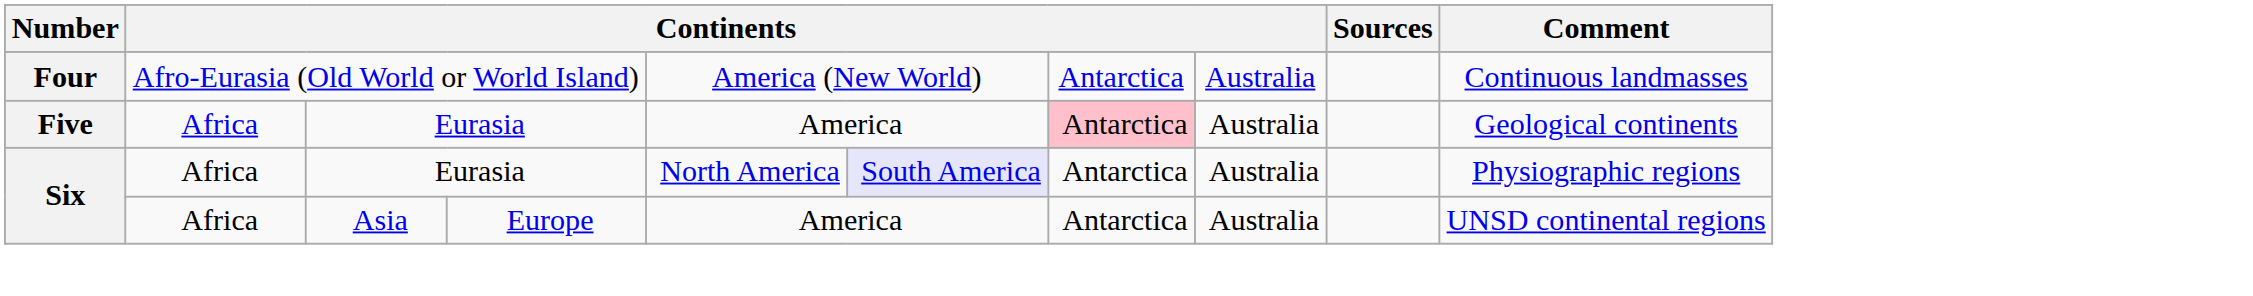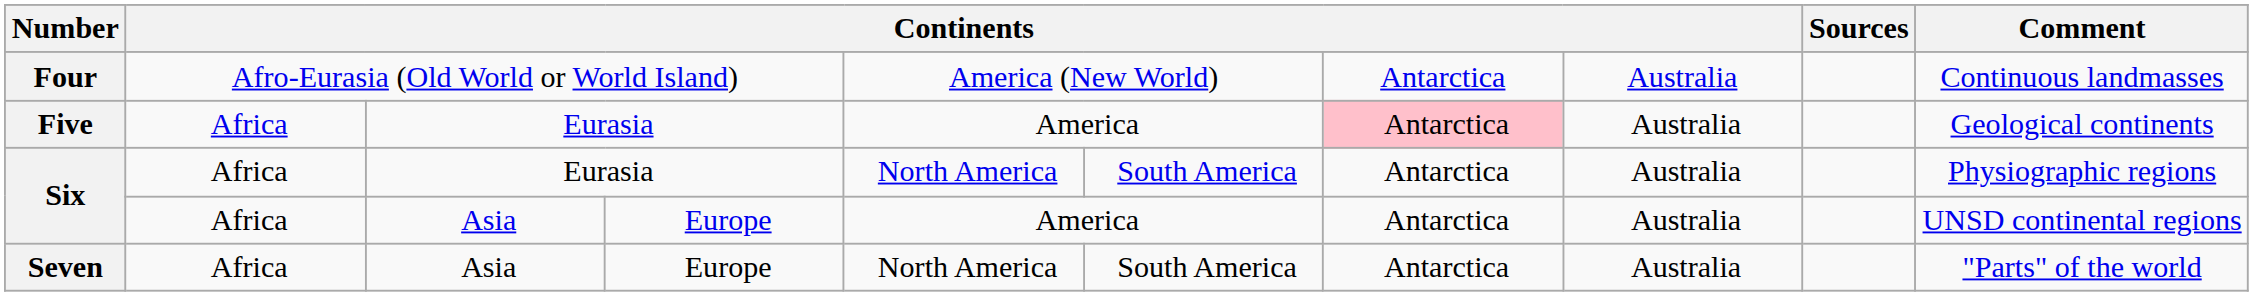(947, 171) lavender background -> (1203, 171) no background
+ row: (65, 266)
